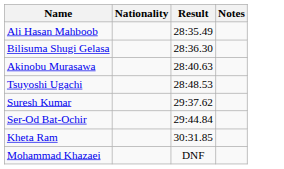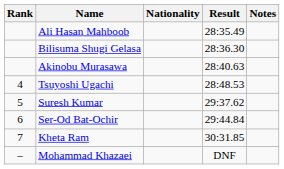+ column: (20, 13)
